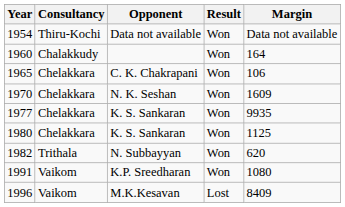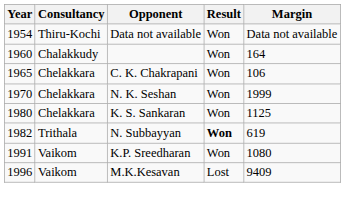(259, 93) 1609 -> (259, 93) 1999
- row: (20, 113)
(218, 152) normal -> (219, 133) bold
(256, 152) 620 -> (256, 133) 619
(259, 192) 8409 -> (259, 172) 9409
